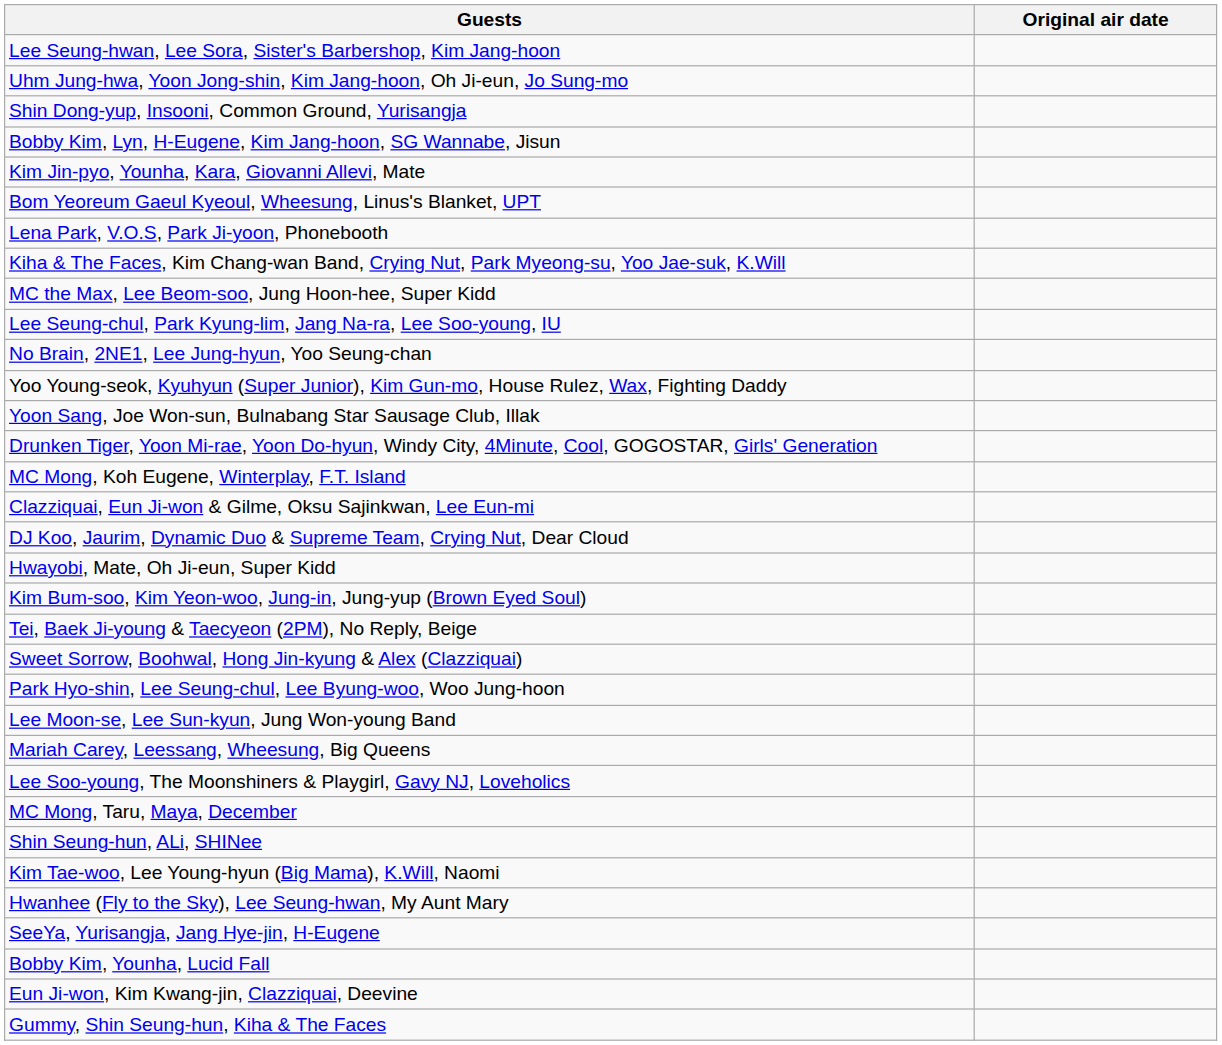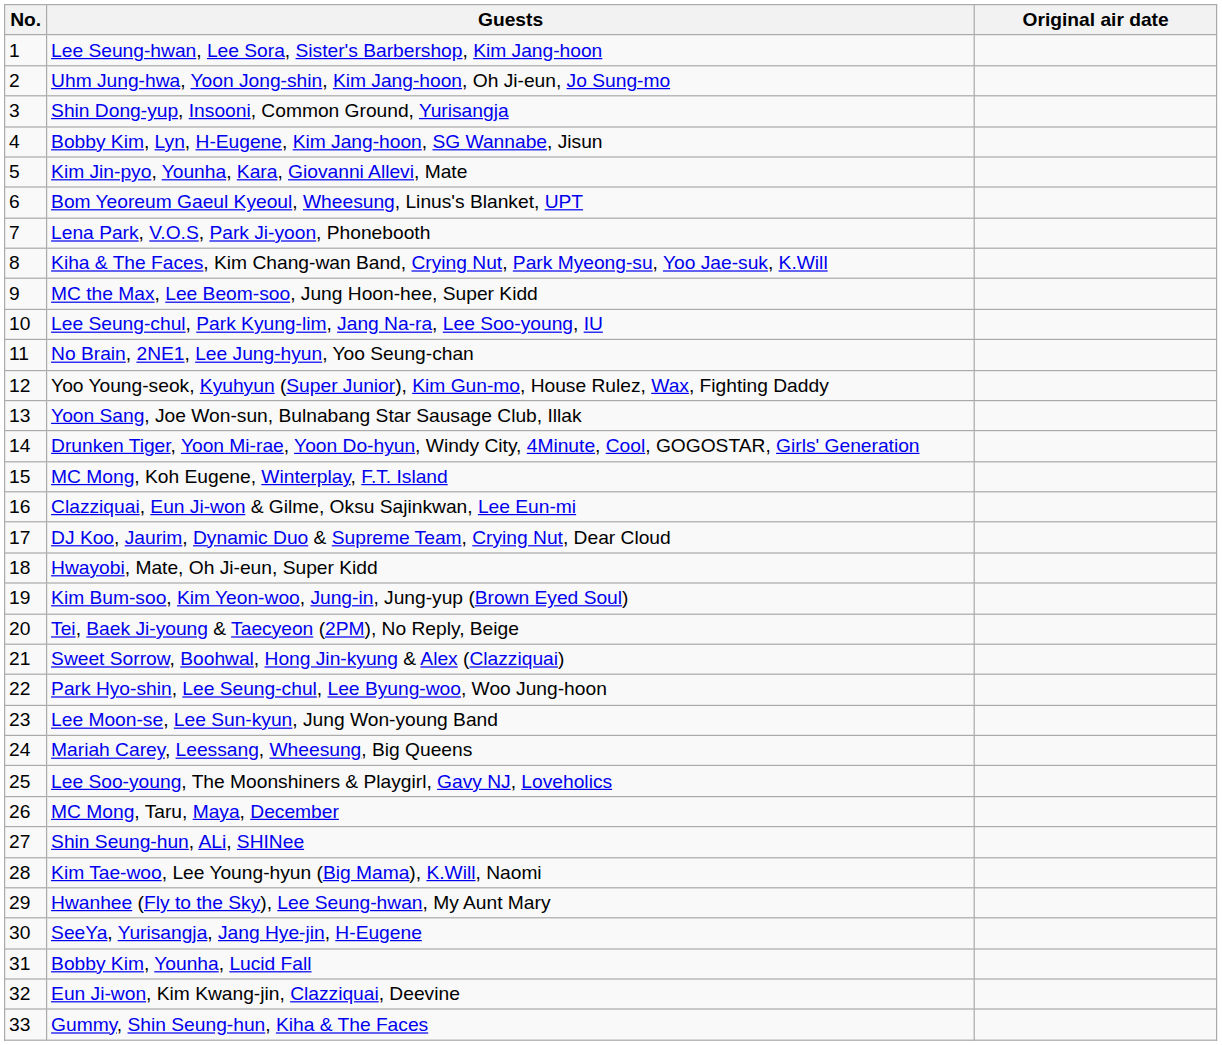+ column: (26, 19)
